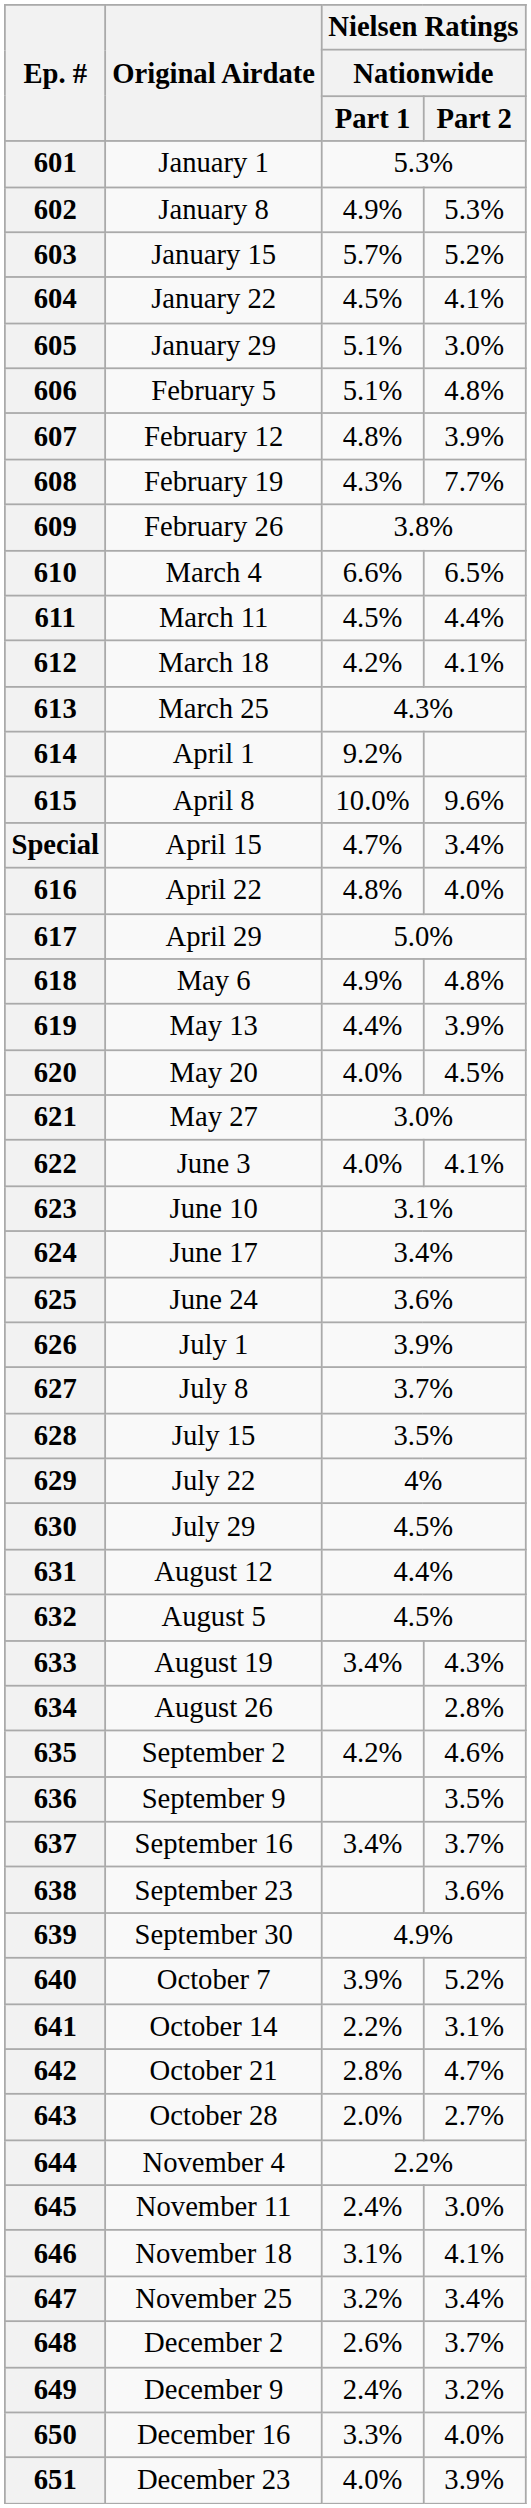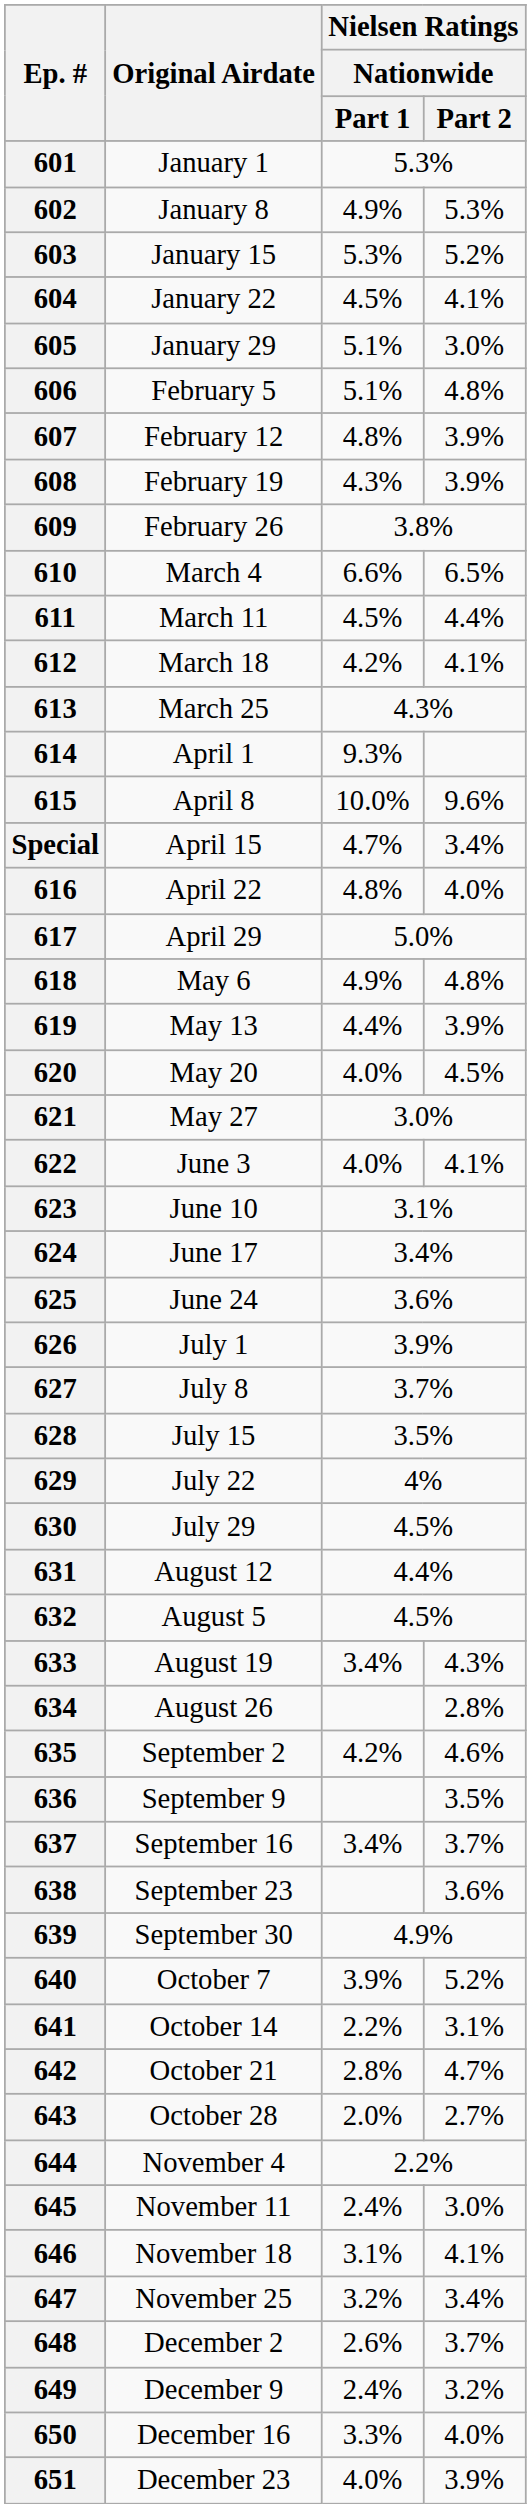(373, 254) 5.7% -> (373, 254) 5.3%
(474, 481) 7.7% -> (474, 481) 3.9%
(373, 753) 9.2% -> (373, 753) 9.3%
